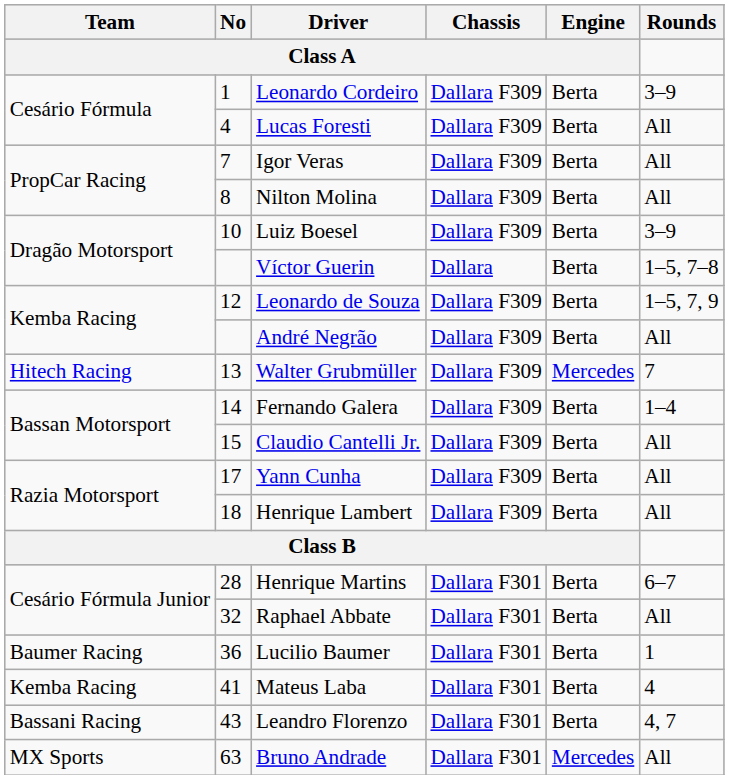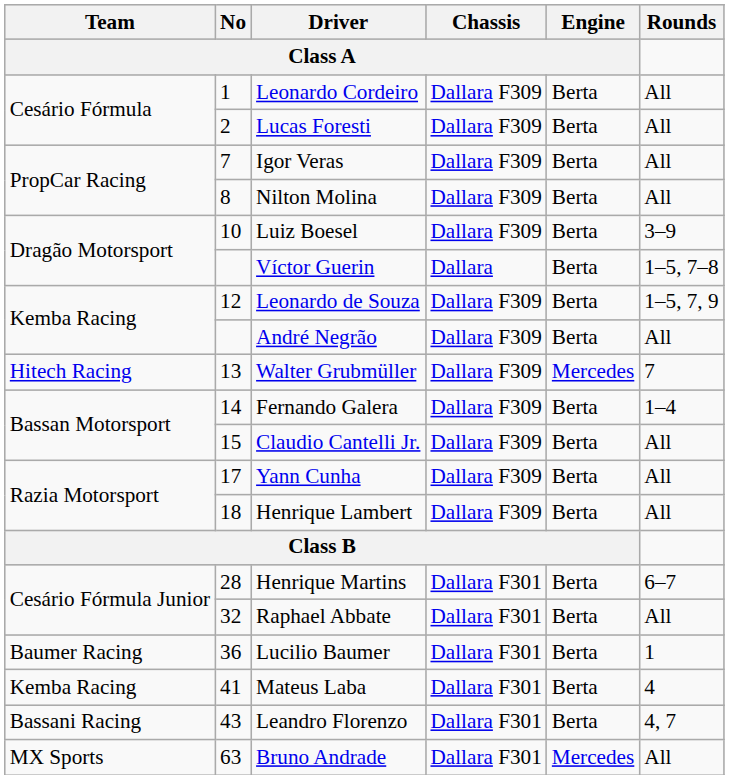(660, 91) 3–9 -> (658, 91) All
(225, 126) 4 -> (225, 126) 2
